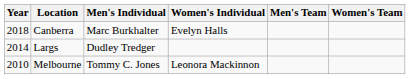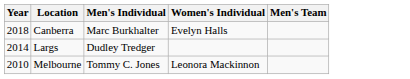- column: (367, 13)
